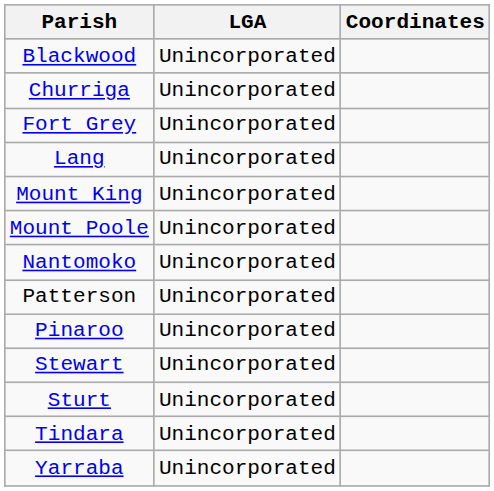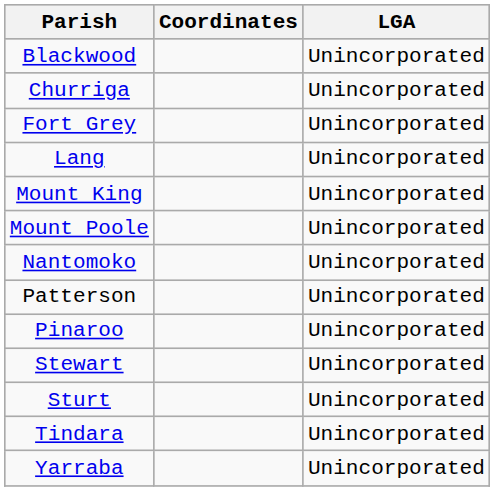columns swapped: (247, 22) <-> (415, 22)
